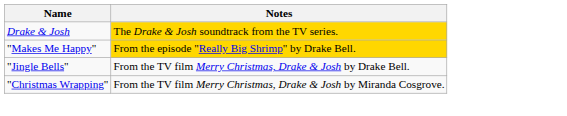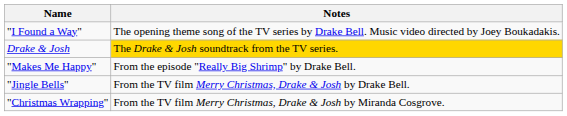+ row: (44, 31)
(235, 48) gold background -> (235, 66) no background
